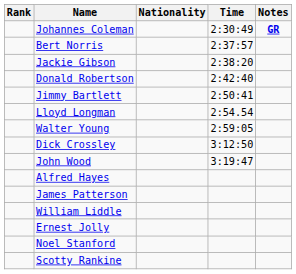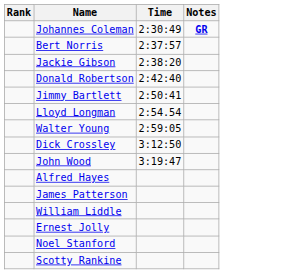- column: (172, 13)
